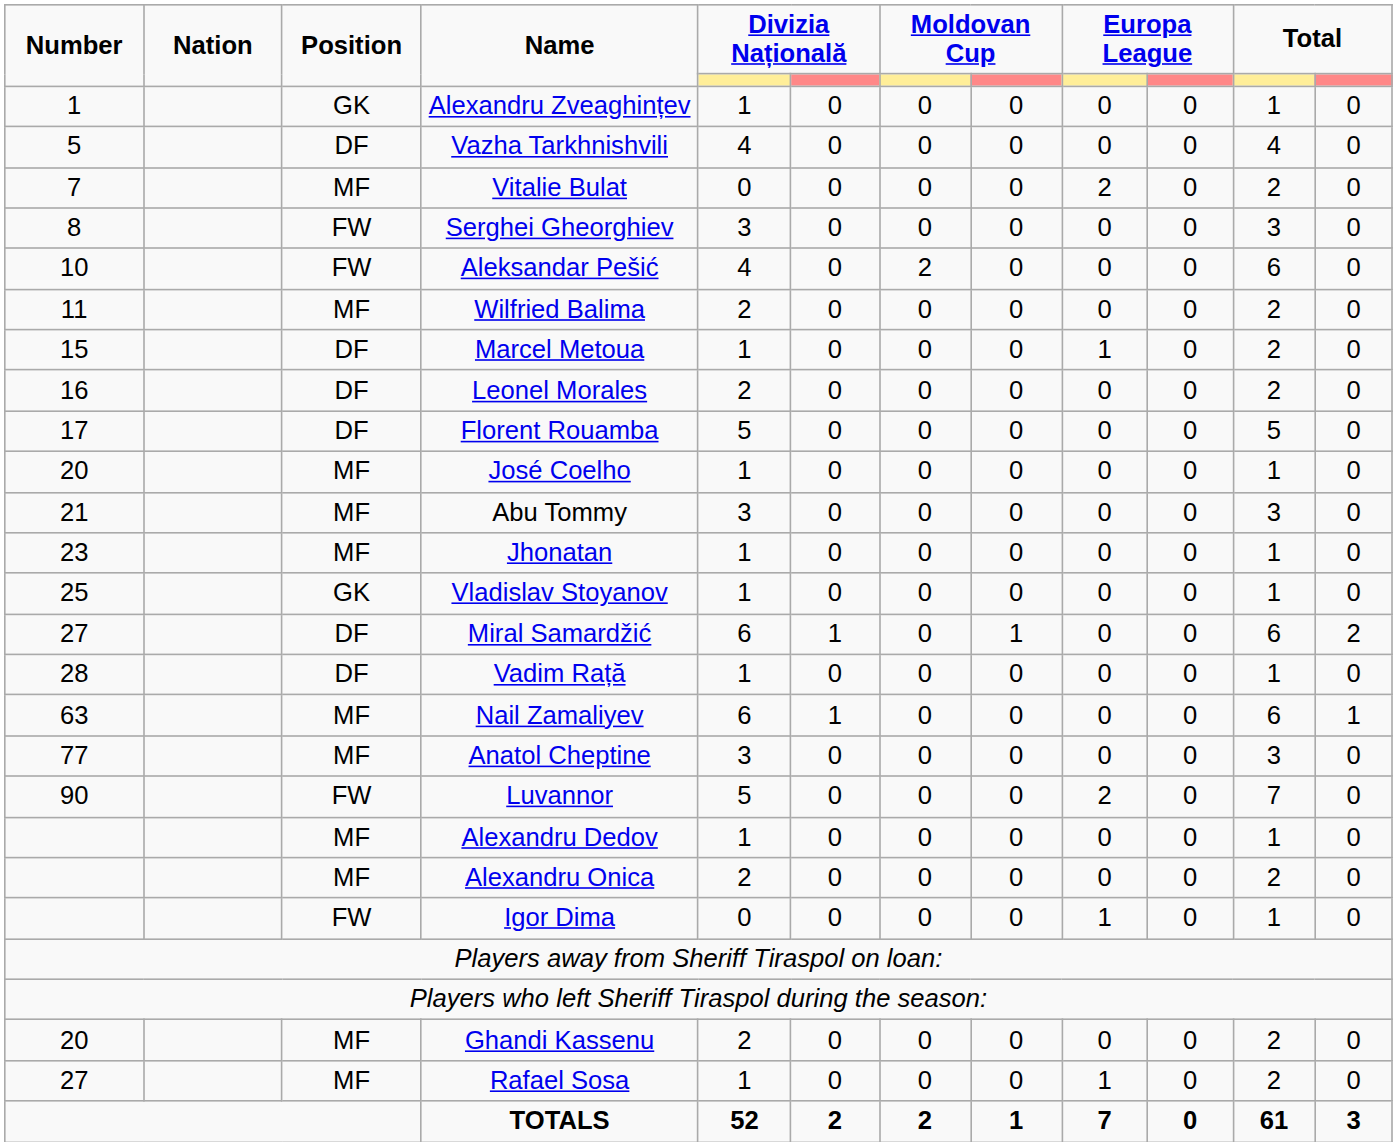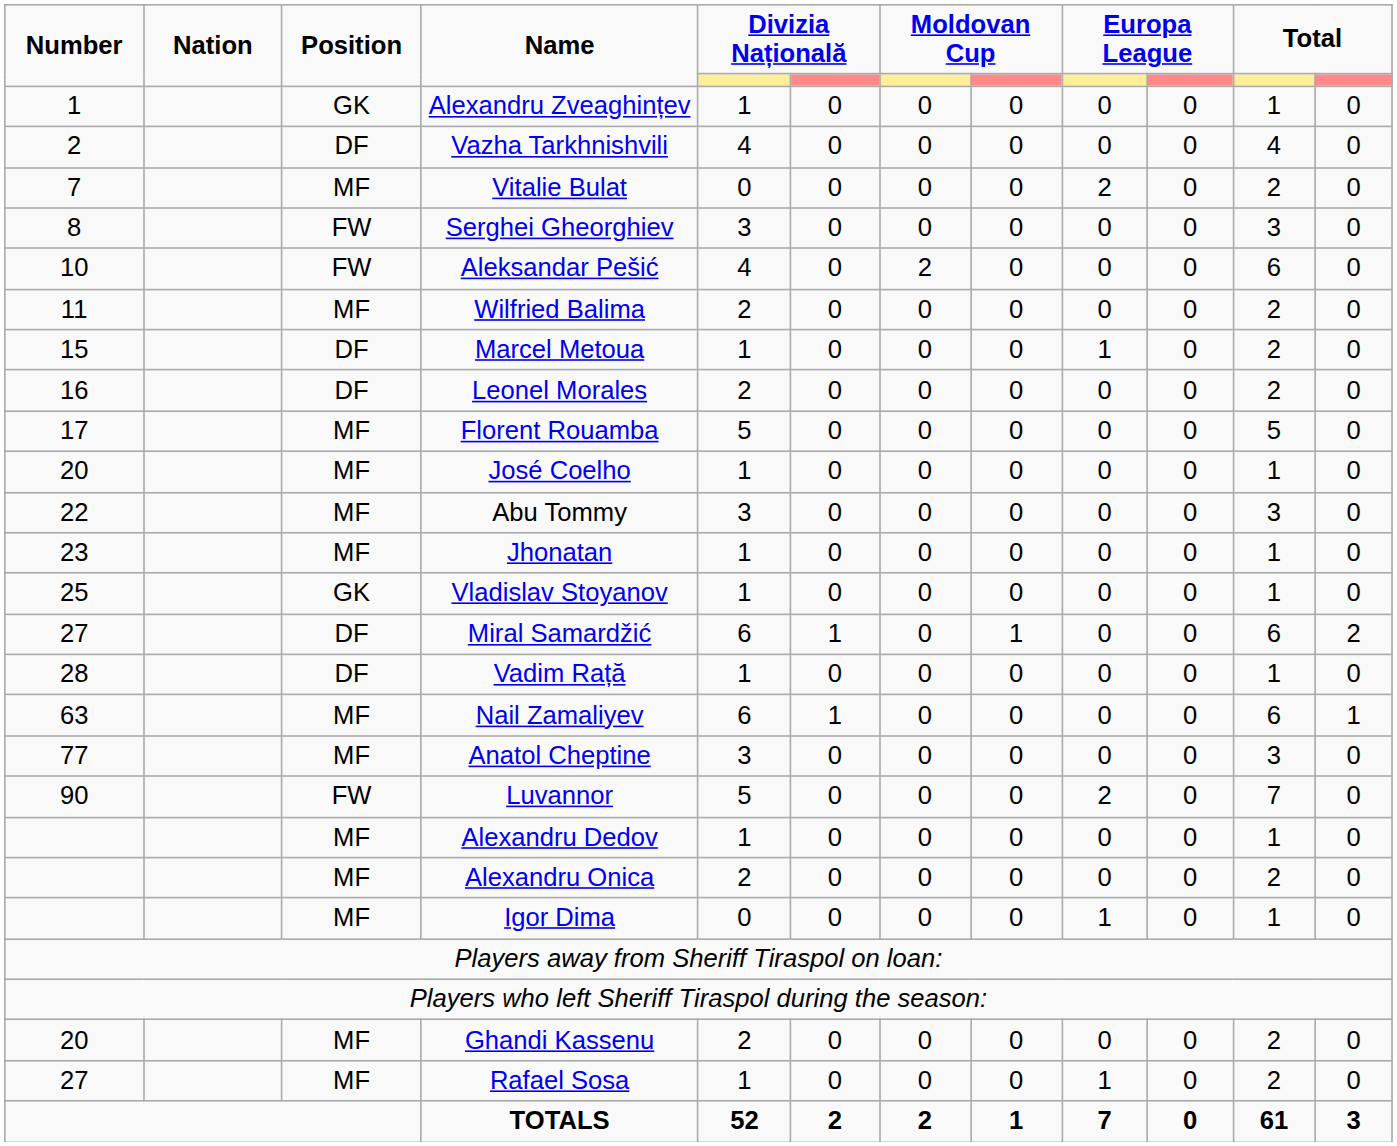(74, 146) 5 -> (74, 146) 2
(352, 430) DF -> (352, 430) MF
(74, 512) 21 -> (74, 512) 22
(352, 918) FW -> (352, 918) MF
